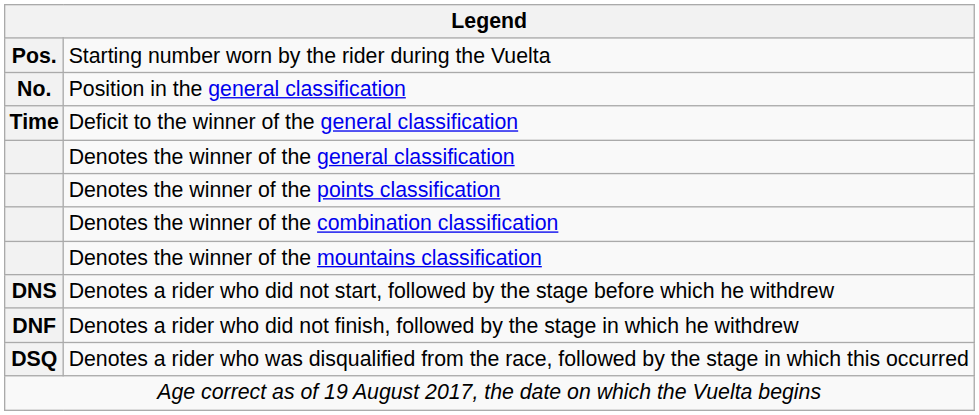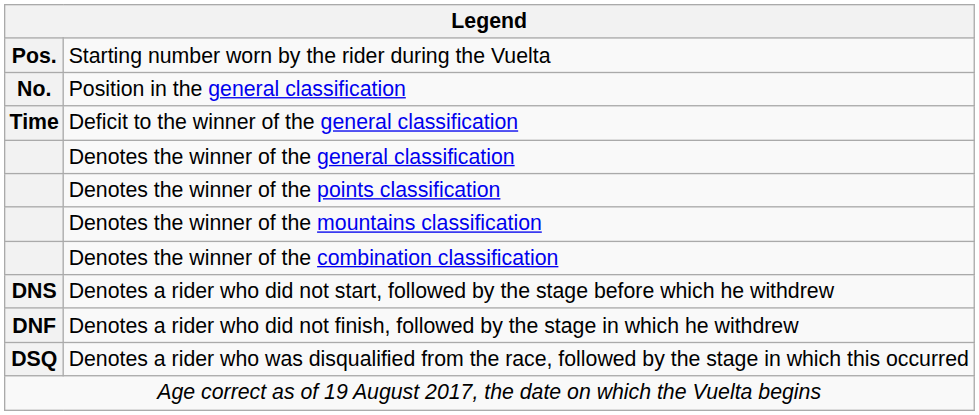rows swapped: (305, 257) <-> (314, 223)
